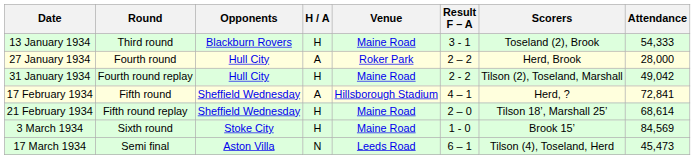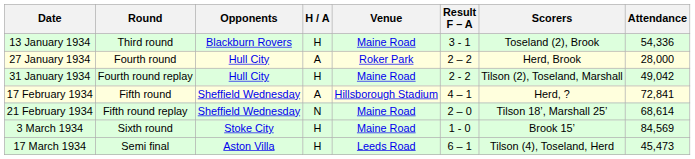(657, 42) 54,333 -> (657, 42) 54,336
(317, 111) H -> (317, 111) N
(317, 146) N -> (317, 146) H
